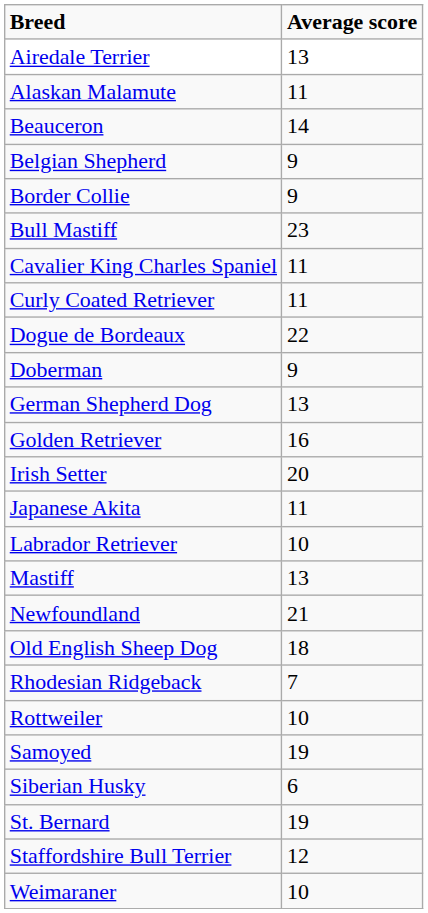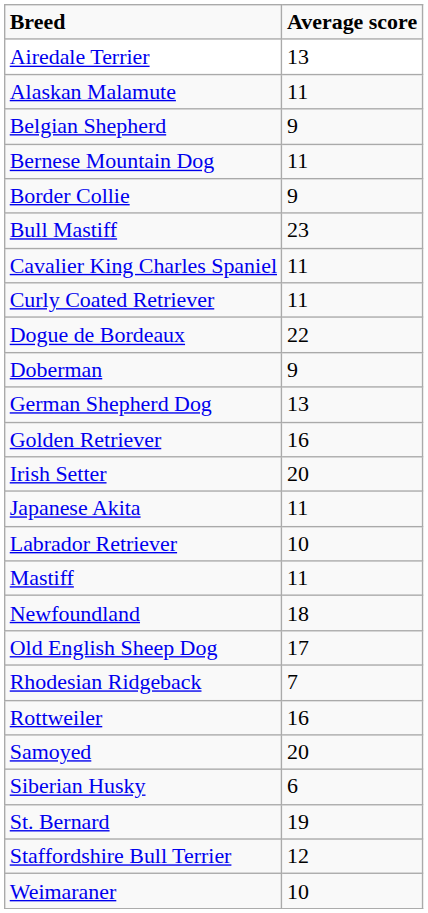- row: (57, 126)
+ row: (112, 160)
(298, 578) 13 -> (298, 578) 11
(298, 612) 21 -> (298, 612) 18
(298, 647) 18 -> (298, 647) 17
(298, 717) 10 -> (298, 717) 16
(298, 751) 19 -> (298, 751) 20
